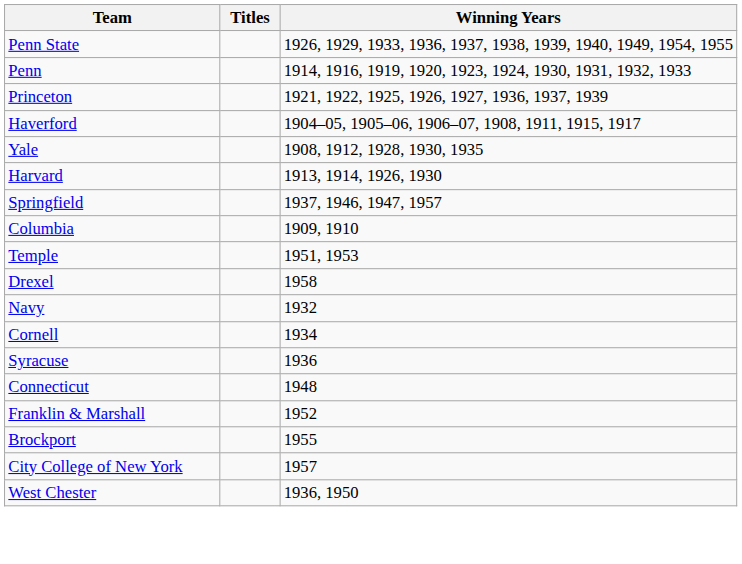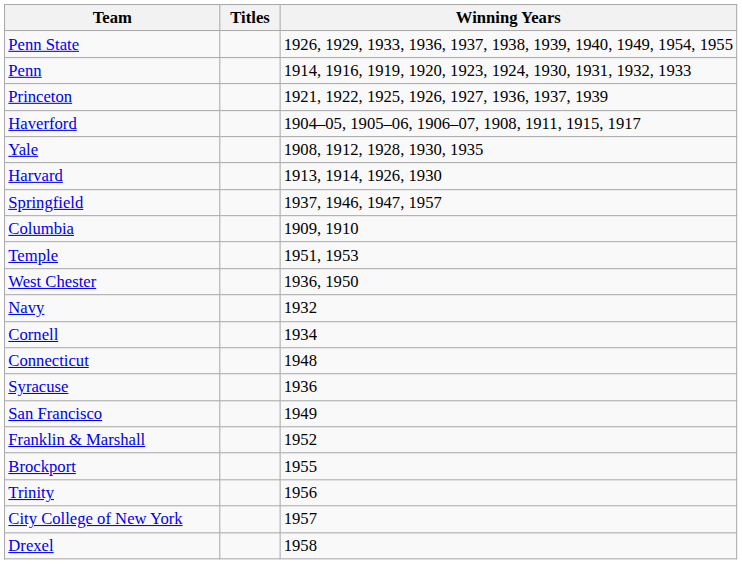rows swapped: (52, 492) <-> (31, 281)
rows swapped: (38, 360) <-> (49, 387)
+ row: (55, 413)
+ row: (31, 492)
